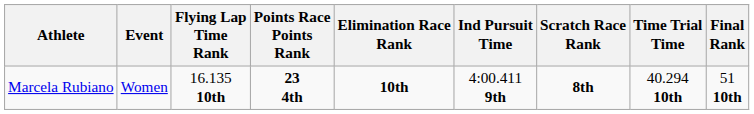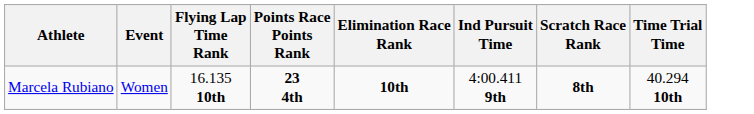- column: (727, 35)
